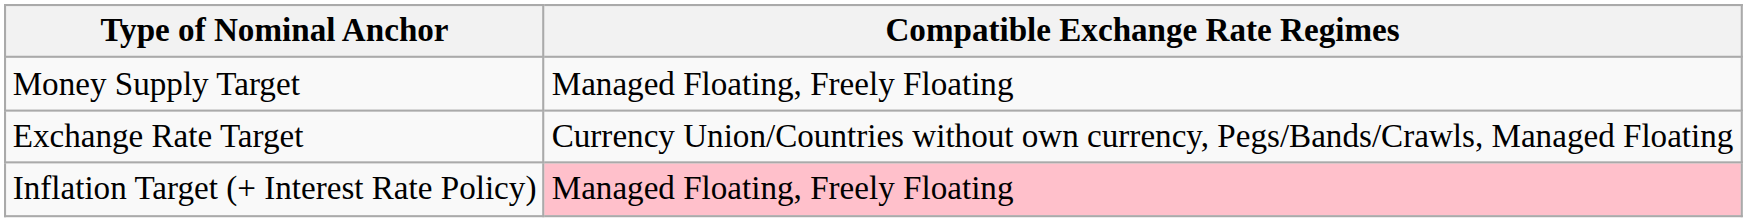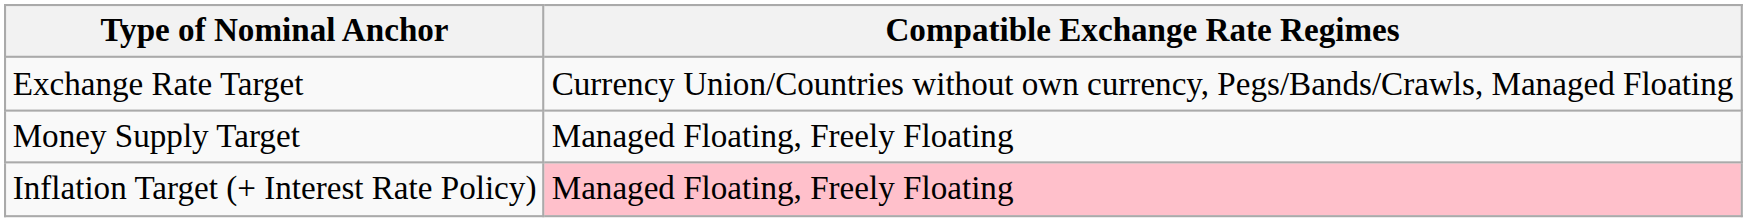rows swapped: (158, 135) <-> (156, 83)
